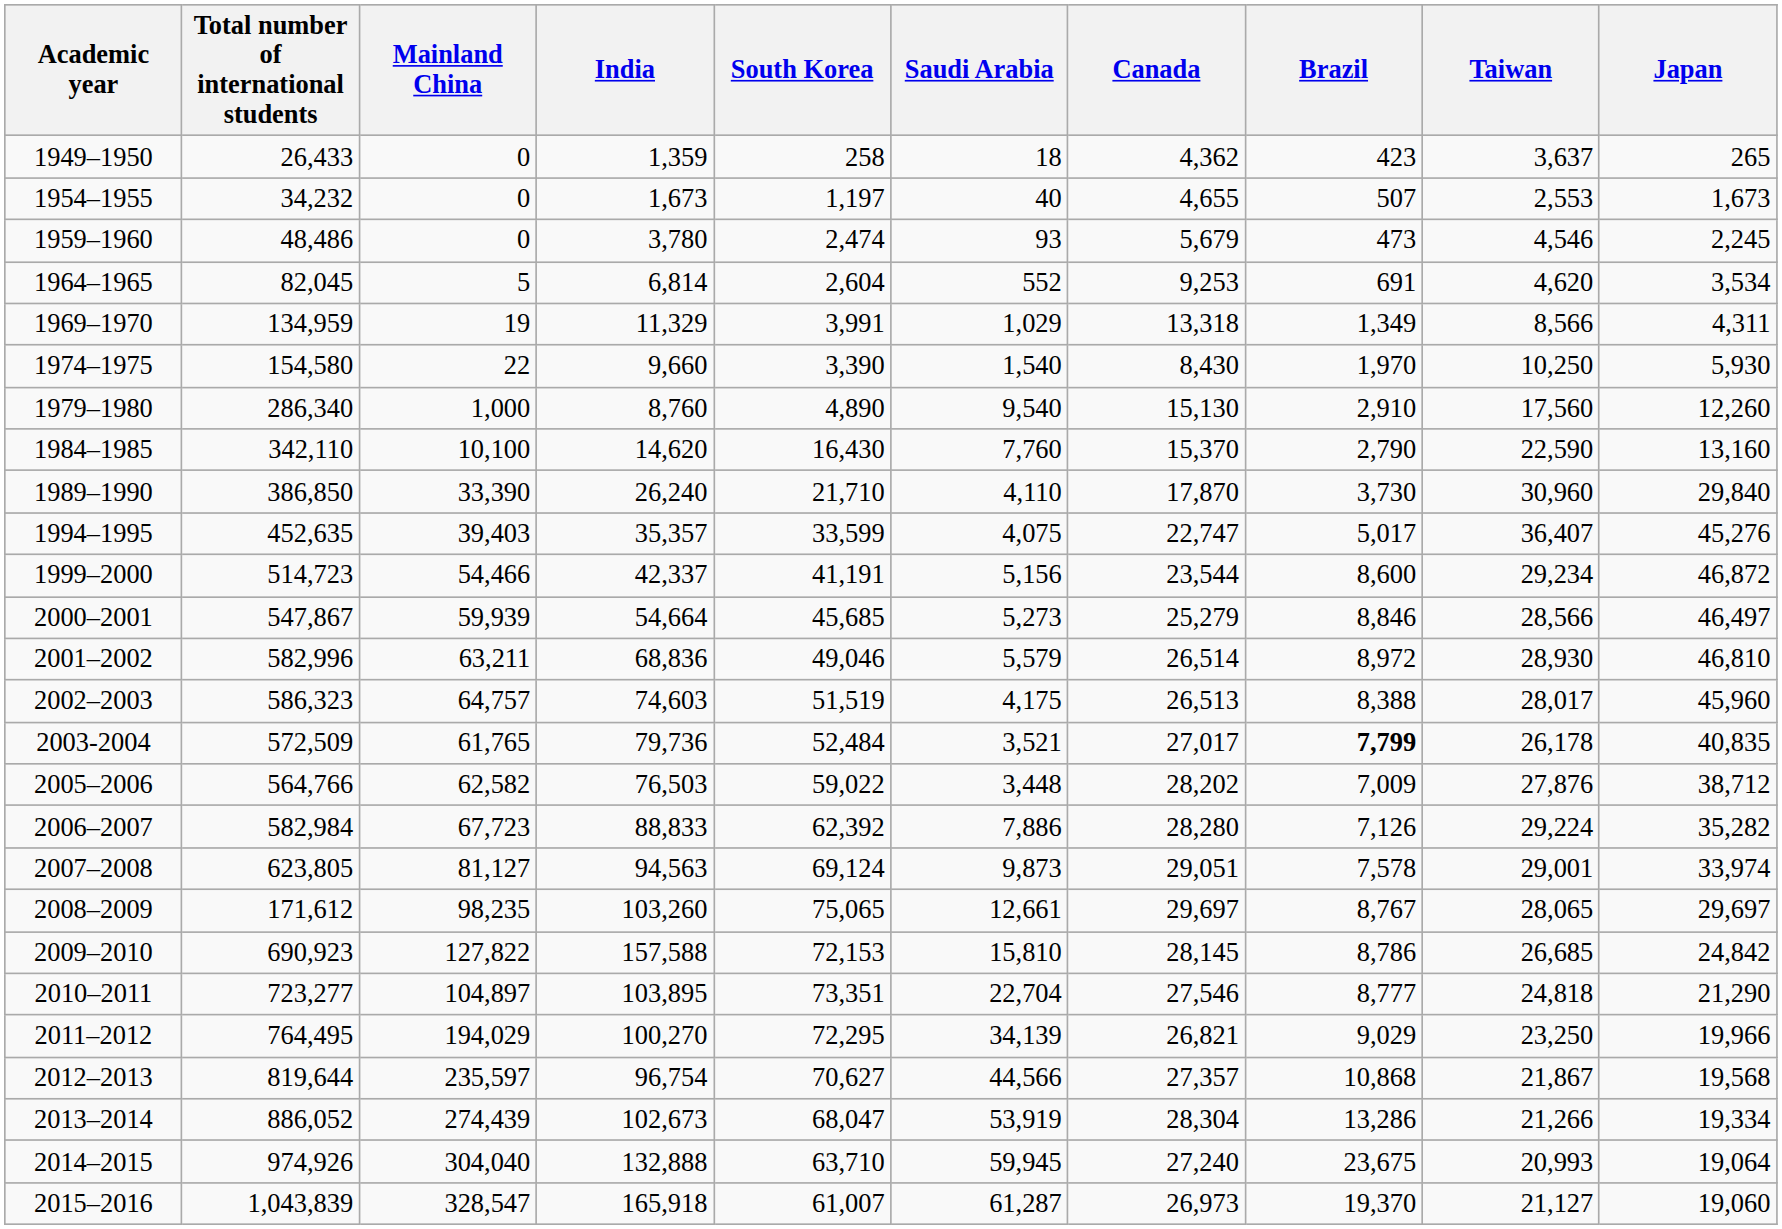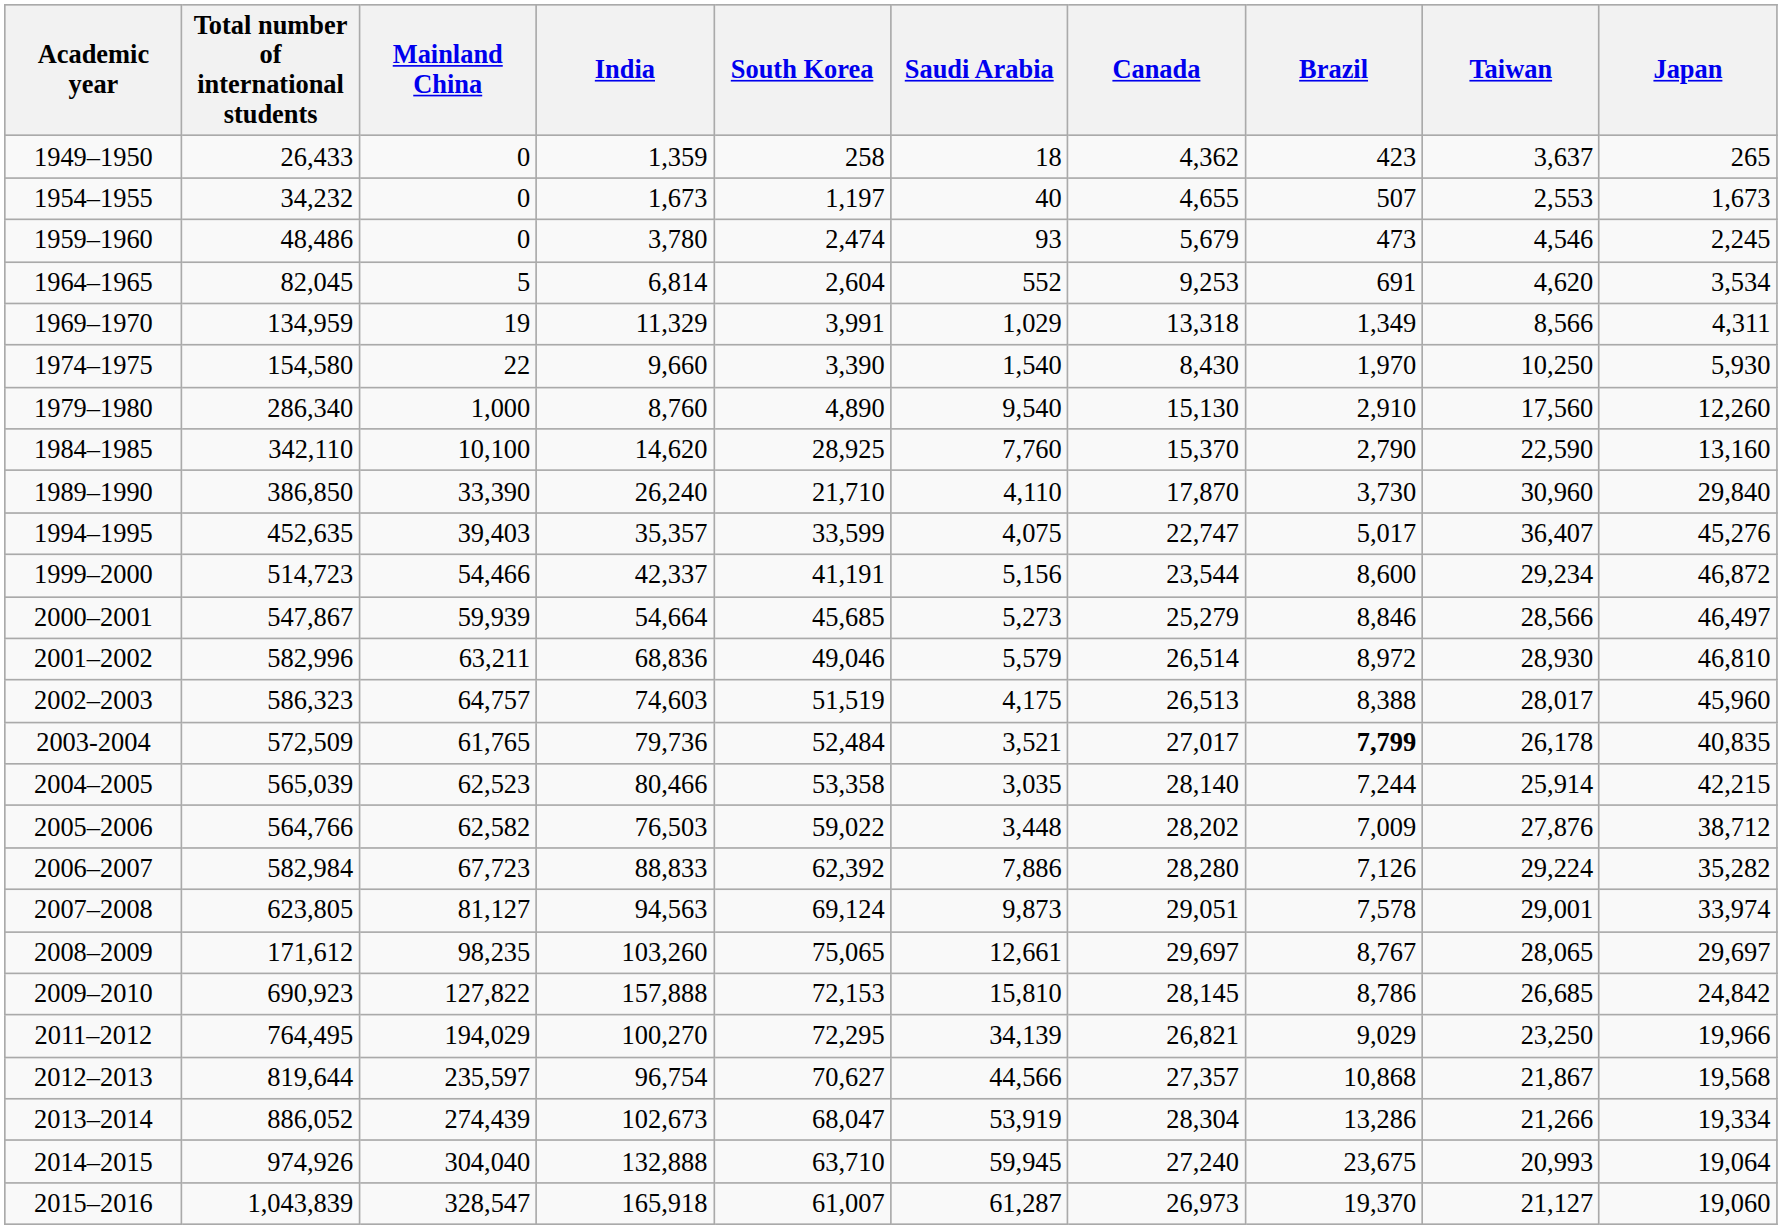(848, 449) 16,430 -> (848, 449) 28,925
+ row: (93, 784)
(665, 951) 157,588 -> (665, 993) 157,888
- row: (93, 993)
